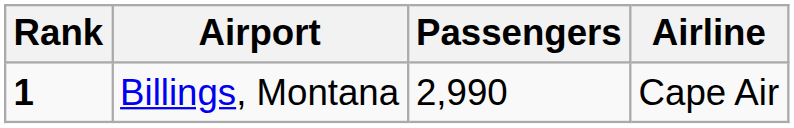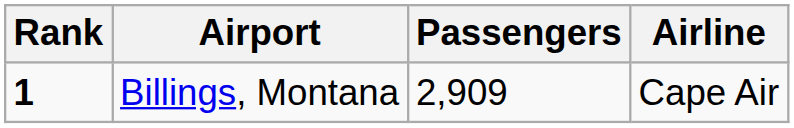(462, 91) 2,990 -> (462, 91) 2,909
